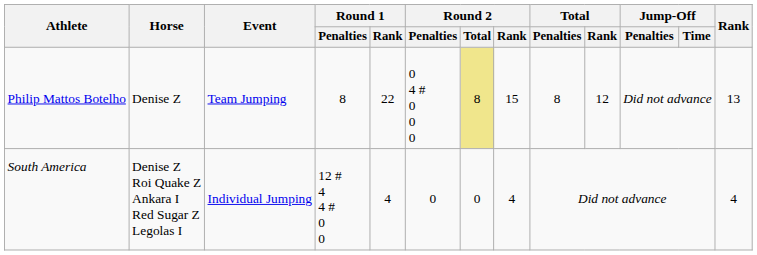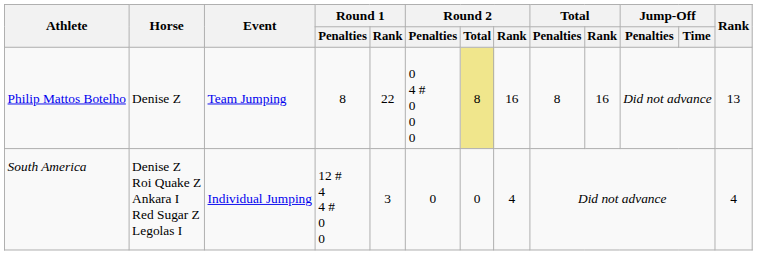(512, 98) 15 -> (512, 98) 16
(602, 98) 12 -> (602, 98) 16
(388, 199) 4 -> (388, 199) 3
